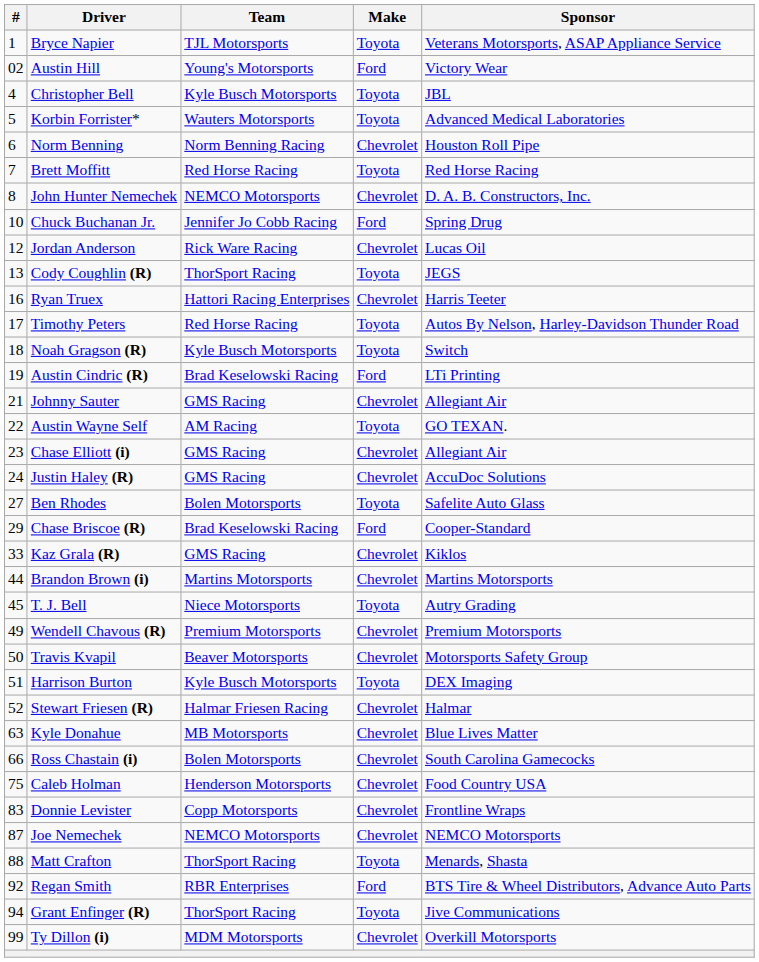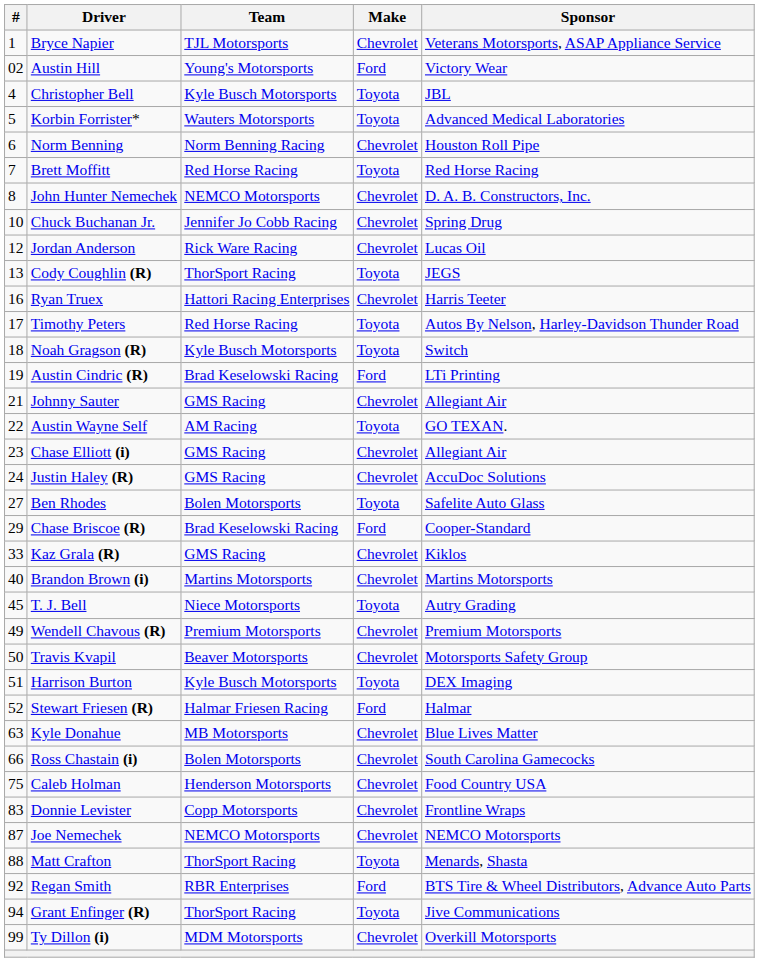(378, 43) Toyota -> (387, 43) Chevrolet
(371, 221) Ford -> (387, 221) Chevrolet
(16, 579) 44 -> (16, 579) 40
(387, 707) Chevrolet -> (371, 707) Ford
